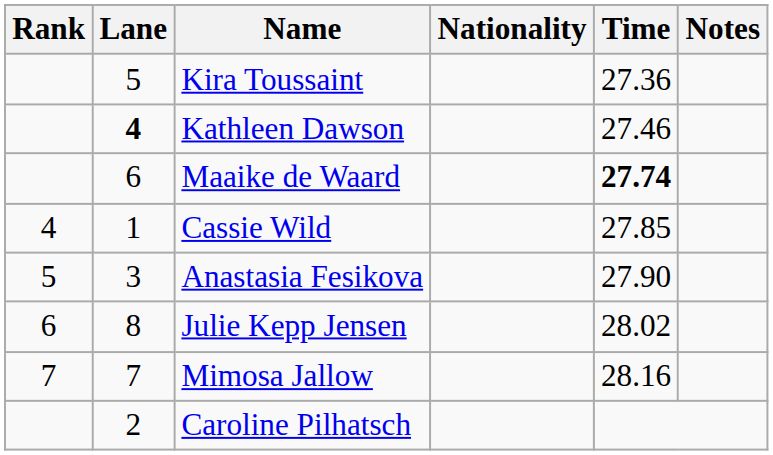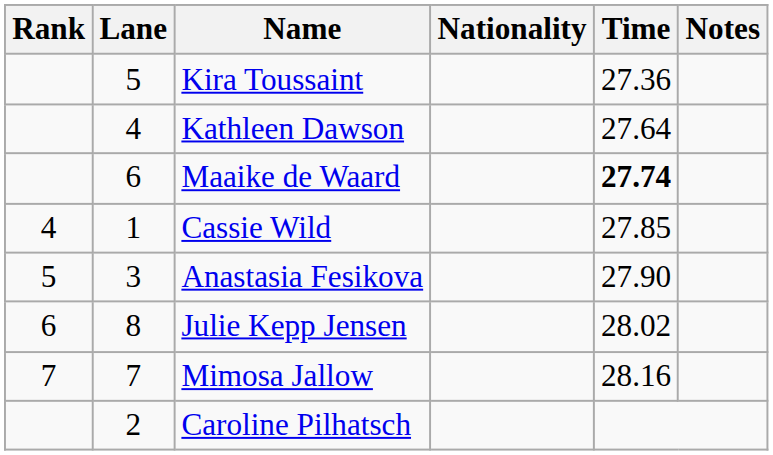(133, 128) bold -> (133, 128) normal
(636, 128) 27.46 -> (636, 128) 27.64
